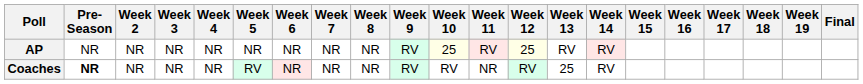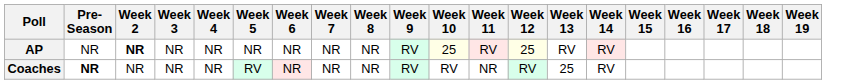- column: (840, 22)
(135, 49) normal -> (135, 49) bold
